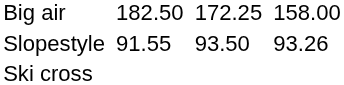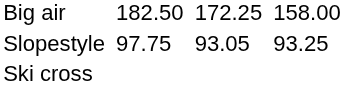(144, 43) 91.55 -> (144, 43) 97.75
(222, 43) 93.50 -> (222, 43) 93.05
(301, 43) 93.26 -> (301, 43) 93.25
